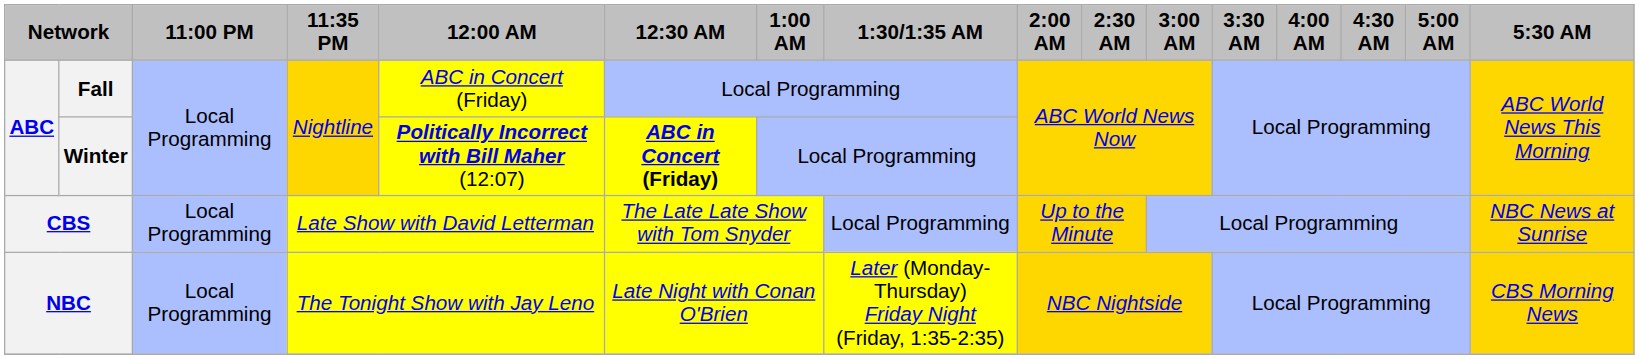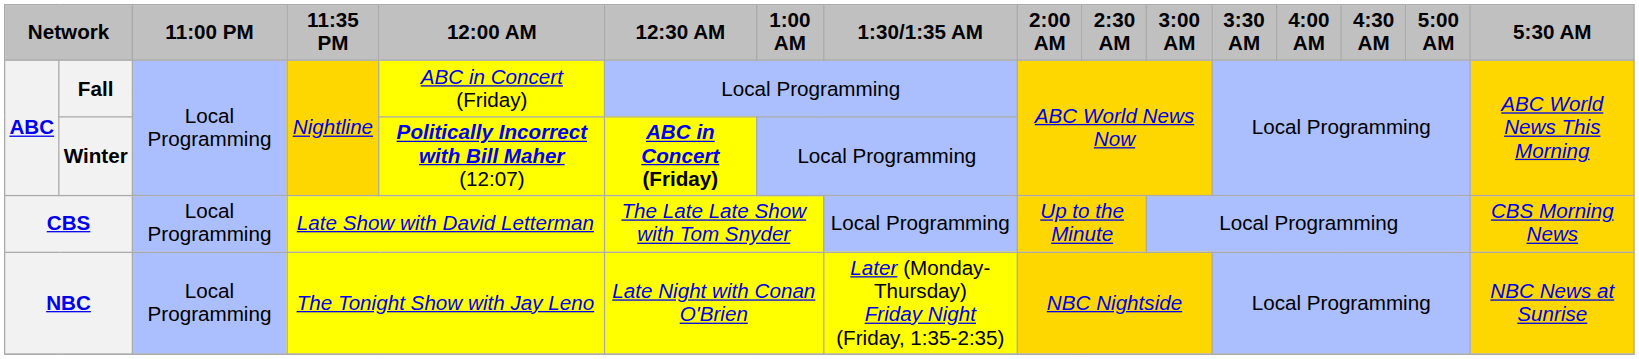(1552, 223) NBC News at Sunrise -> (1552, 223) CBS Morning News
(1552, 302) CBS Morning News -> (1552, 302) NBC News at Sunrise
